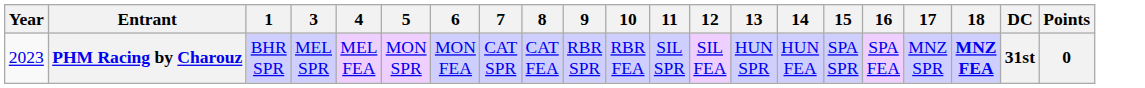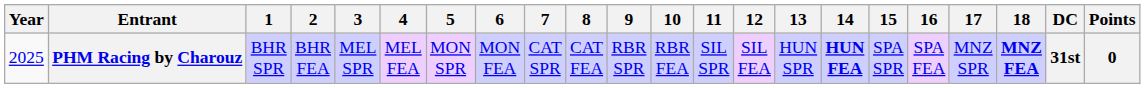+ column: (313, 18)
(26, 57) 2023 -> (26, 57) 2025
(800, 57) normal -> (845, 57) bold
